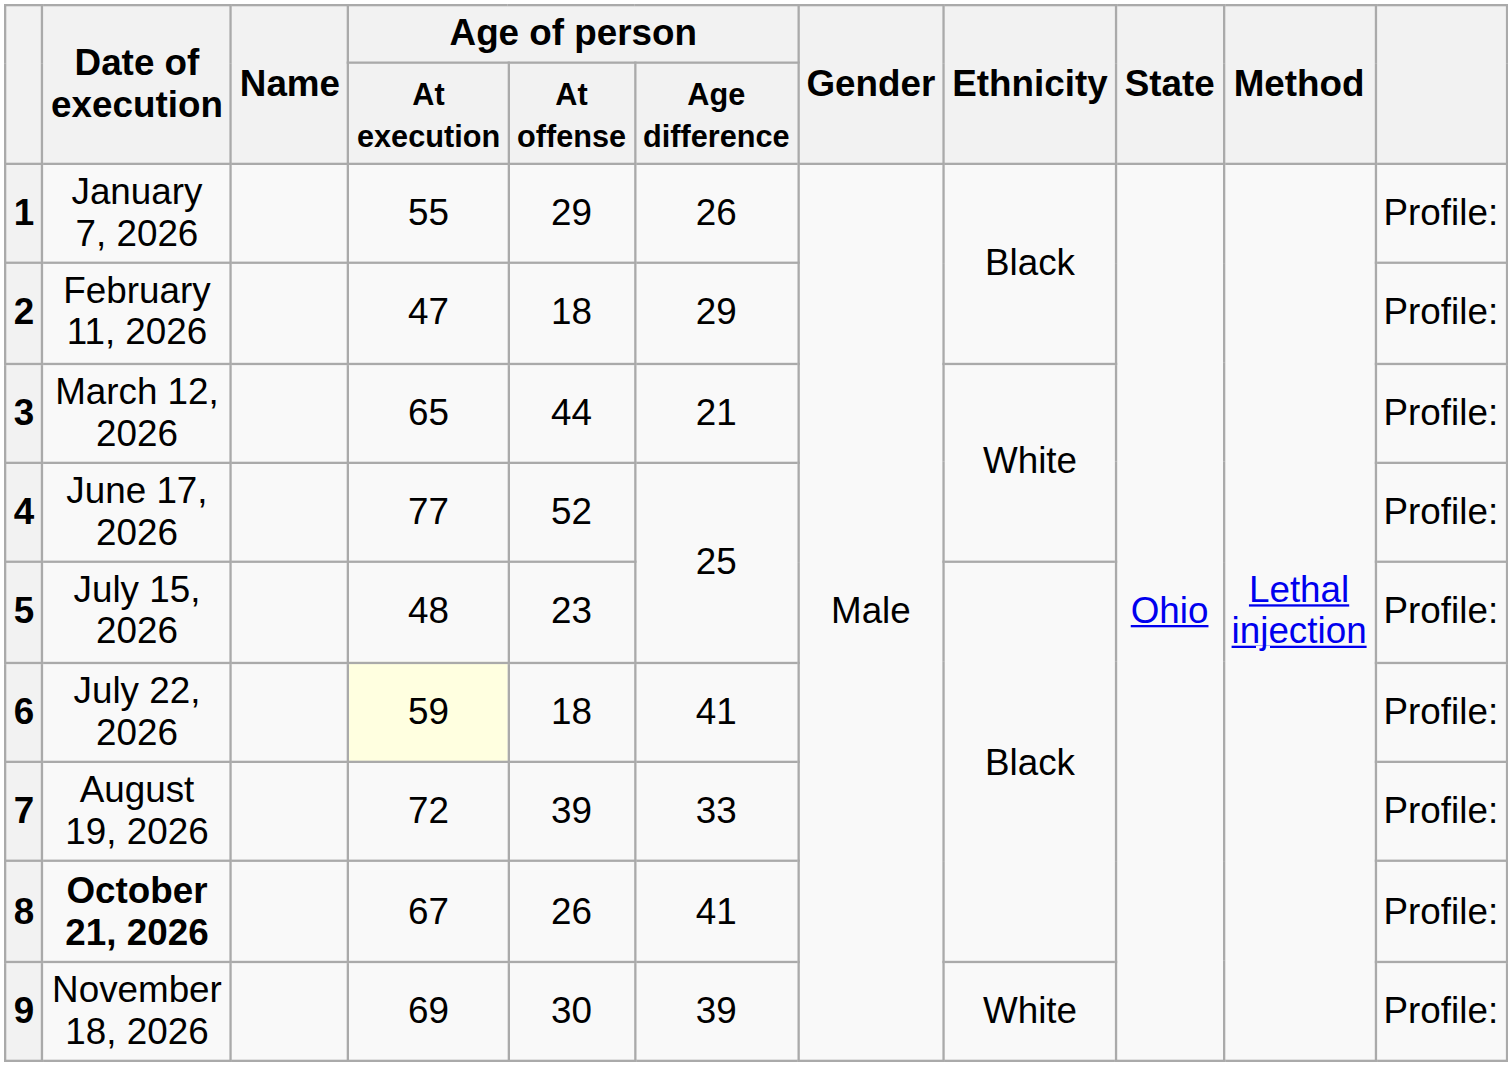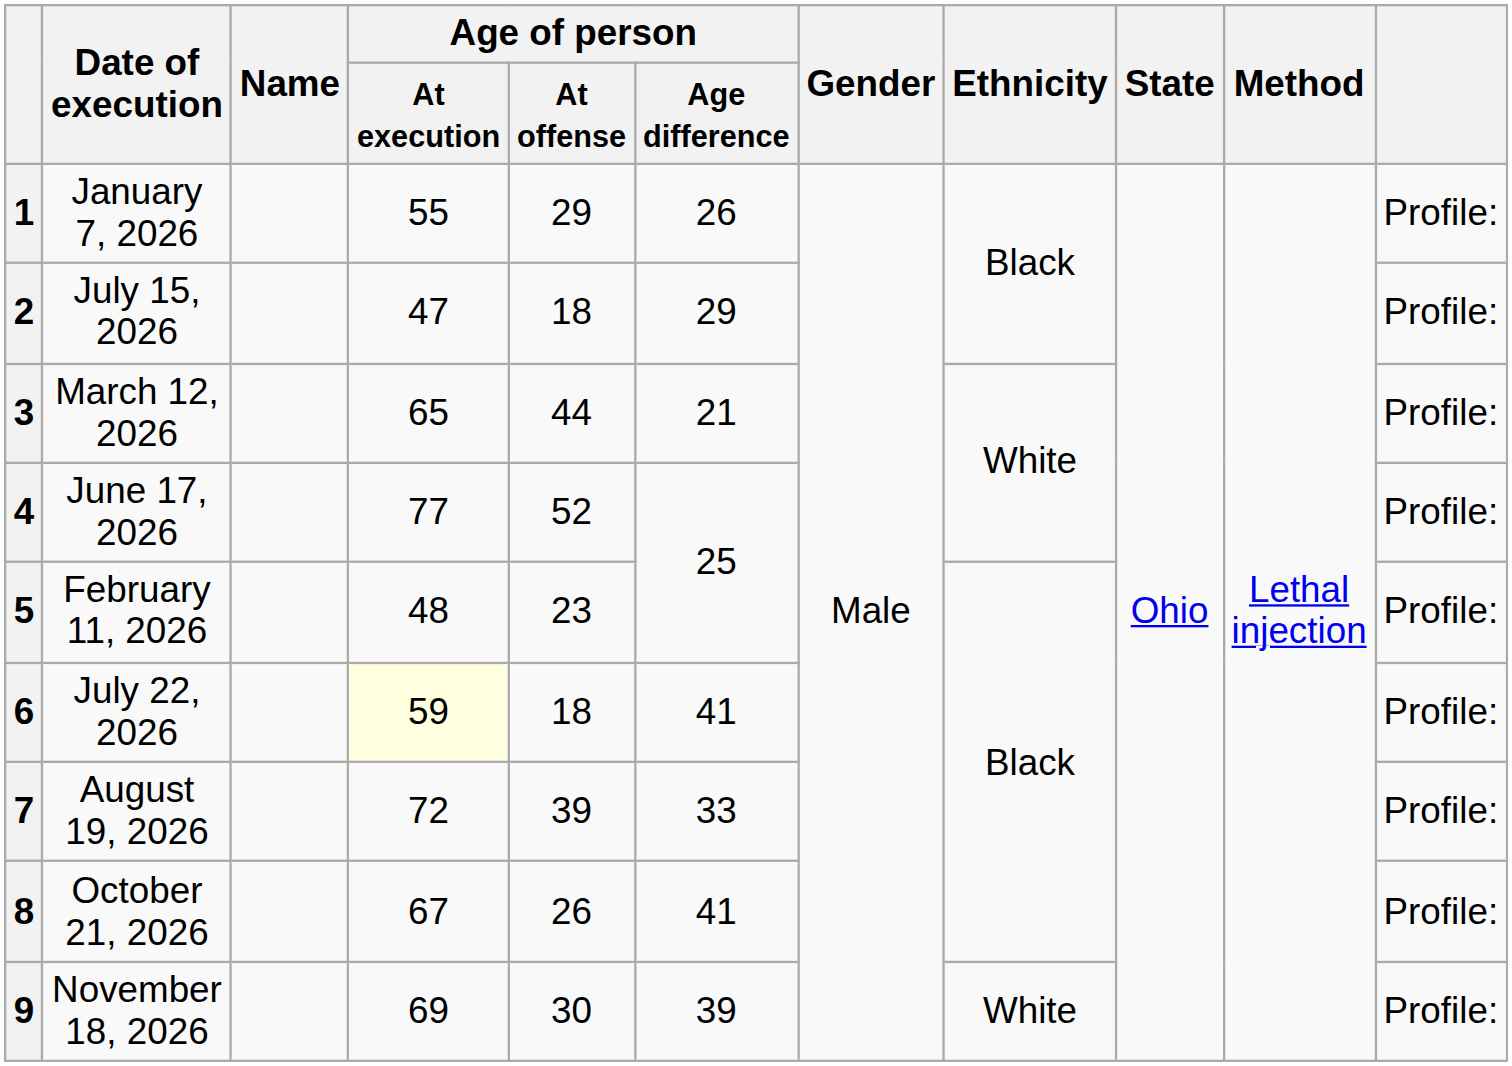(137, 312) February 11, 2026 -> (137, 312) July 15, 2026
(137, 611) July 15, 2026 -> (137, 611) February 11, 2026
(137, 910) bold -> (137, 910) normal
